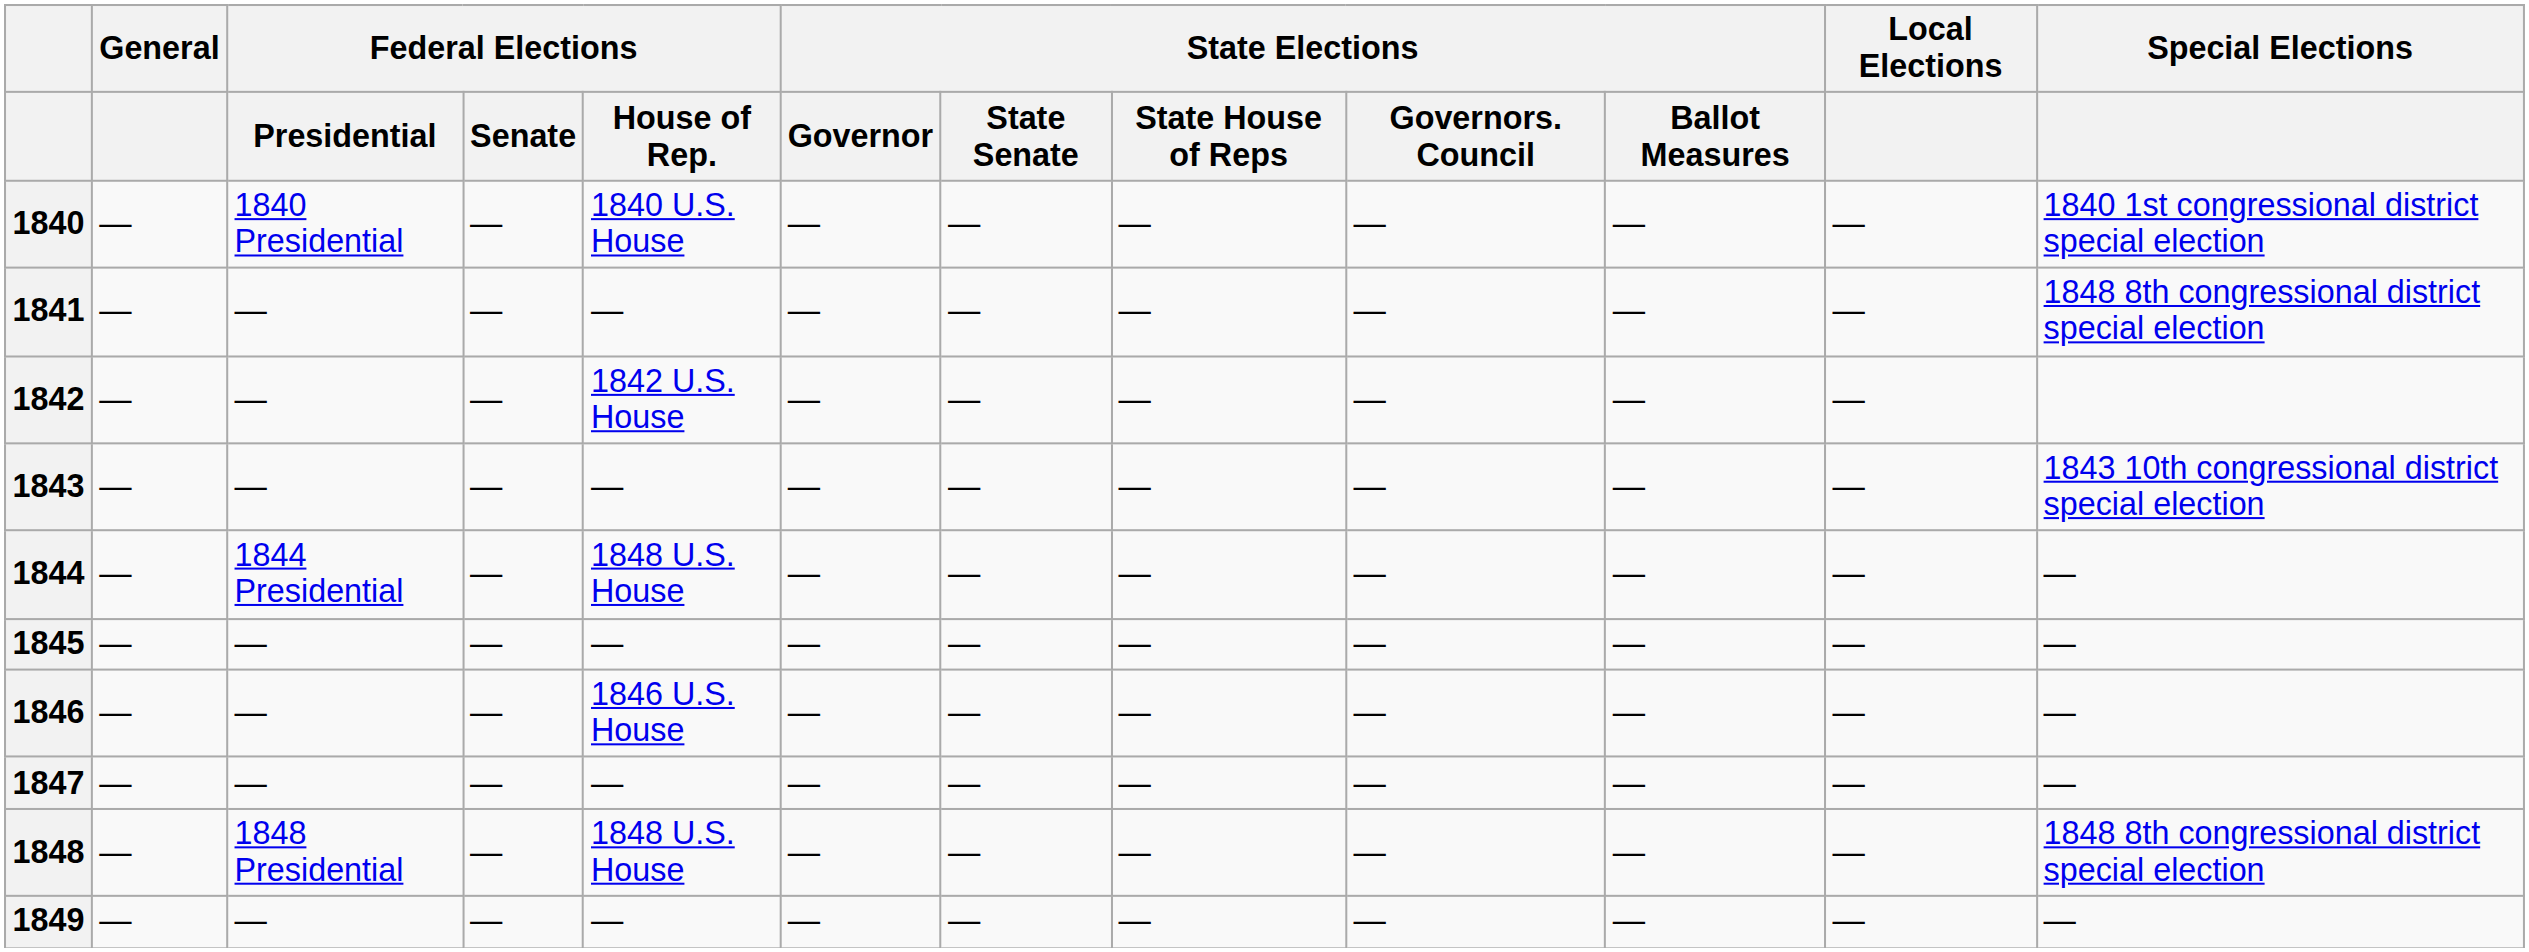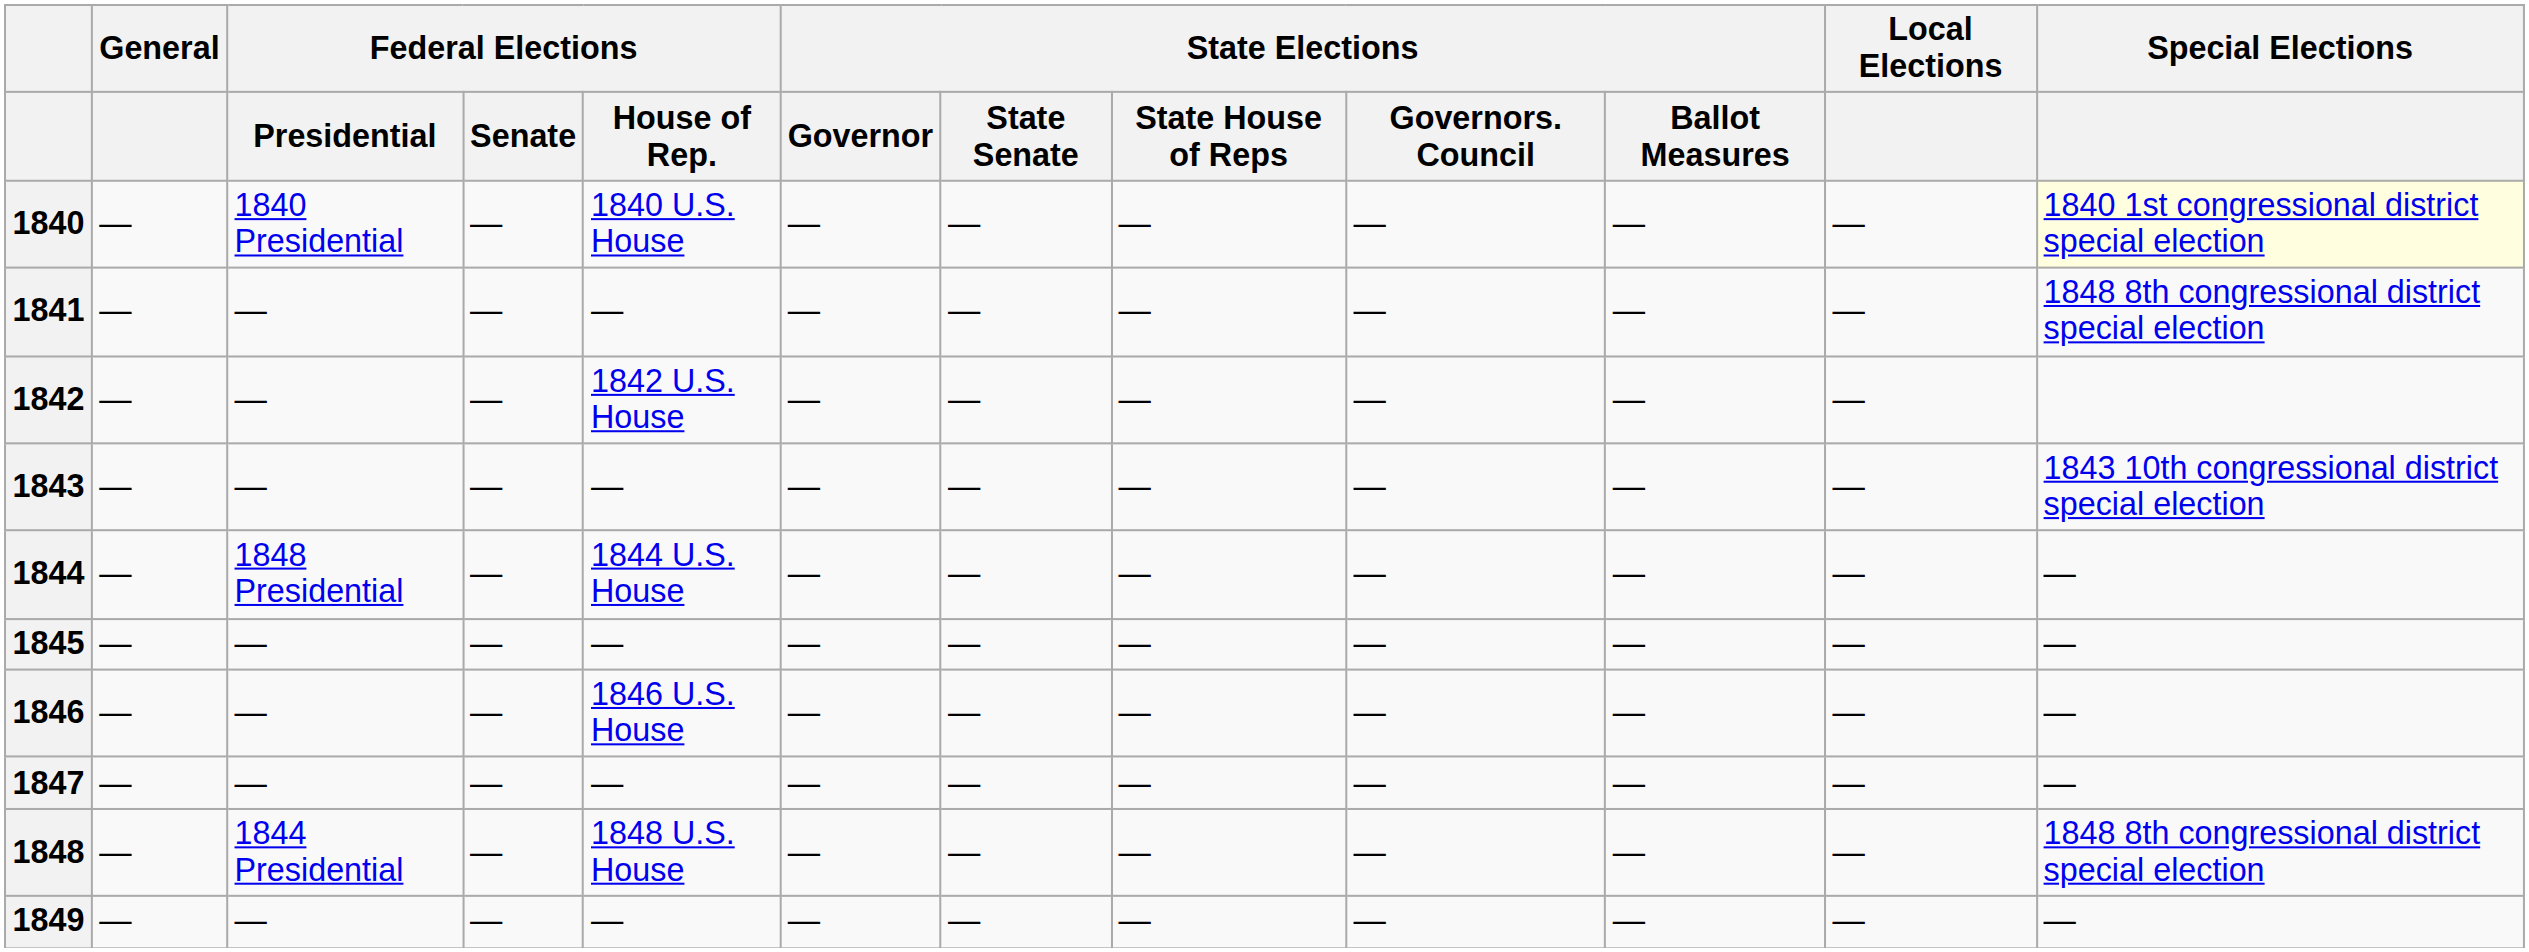(2261, 223) no background -> (2261, 223) lightyellow background
(319, 574) 1844 Presidential -> (319, 574) 1848 Presidential
(663, 574) 1848 U.S. House -> (663, 574) 1844 U.S. House
(319, 851) 1848 Presidential -> (319, 851) 1844 Presidential
